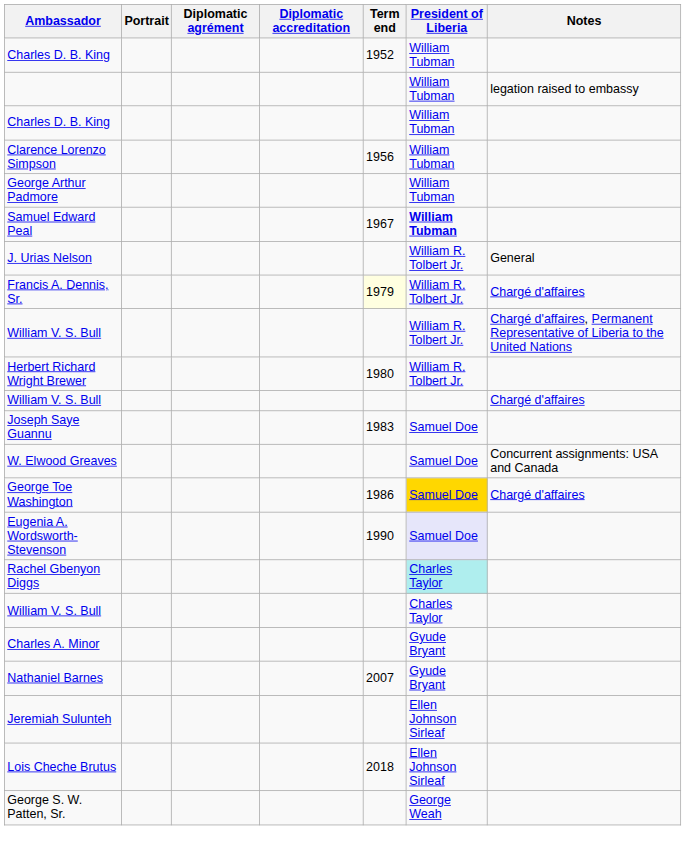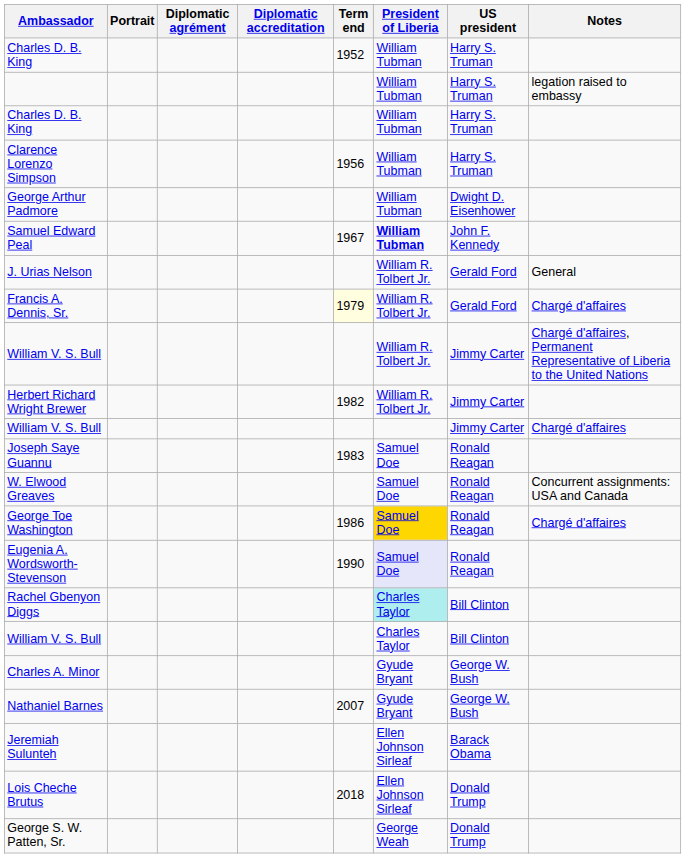+ column: (488, 21)
(380, 373) 1980 -> (350, 401) 1982
